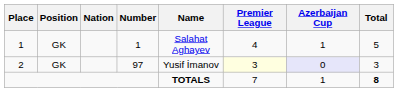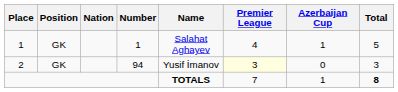(138, 65) 97 -> (138, 65) 94
(323, 65) lavender background -> (323, 65) no background
